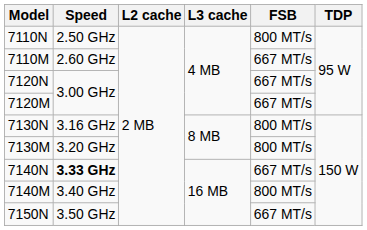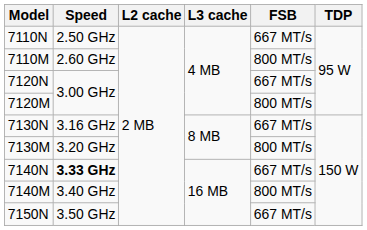(283, 37) 800 MT/s -> (283, 37) 667 MT/s
(283, 59) 667 MT/s -> (283, 59) 800 MT/s
(283, 103) 667 MT/s -> (283, 103) 800 MT/s
(283, 125) 800 MT/s -> (283, 125) 667 MT/s
